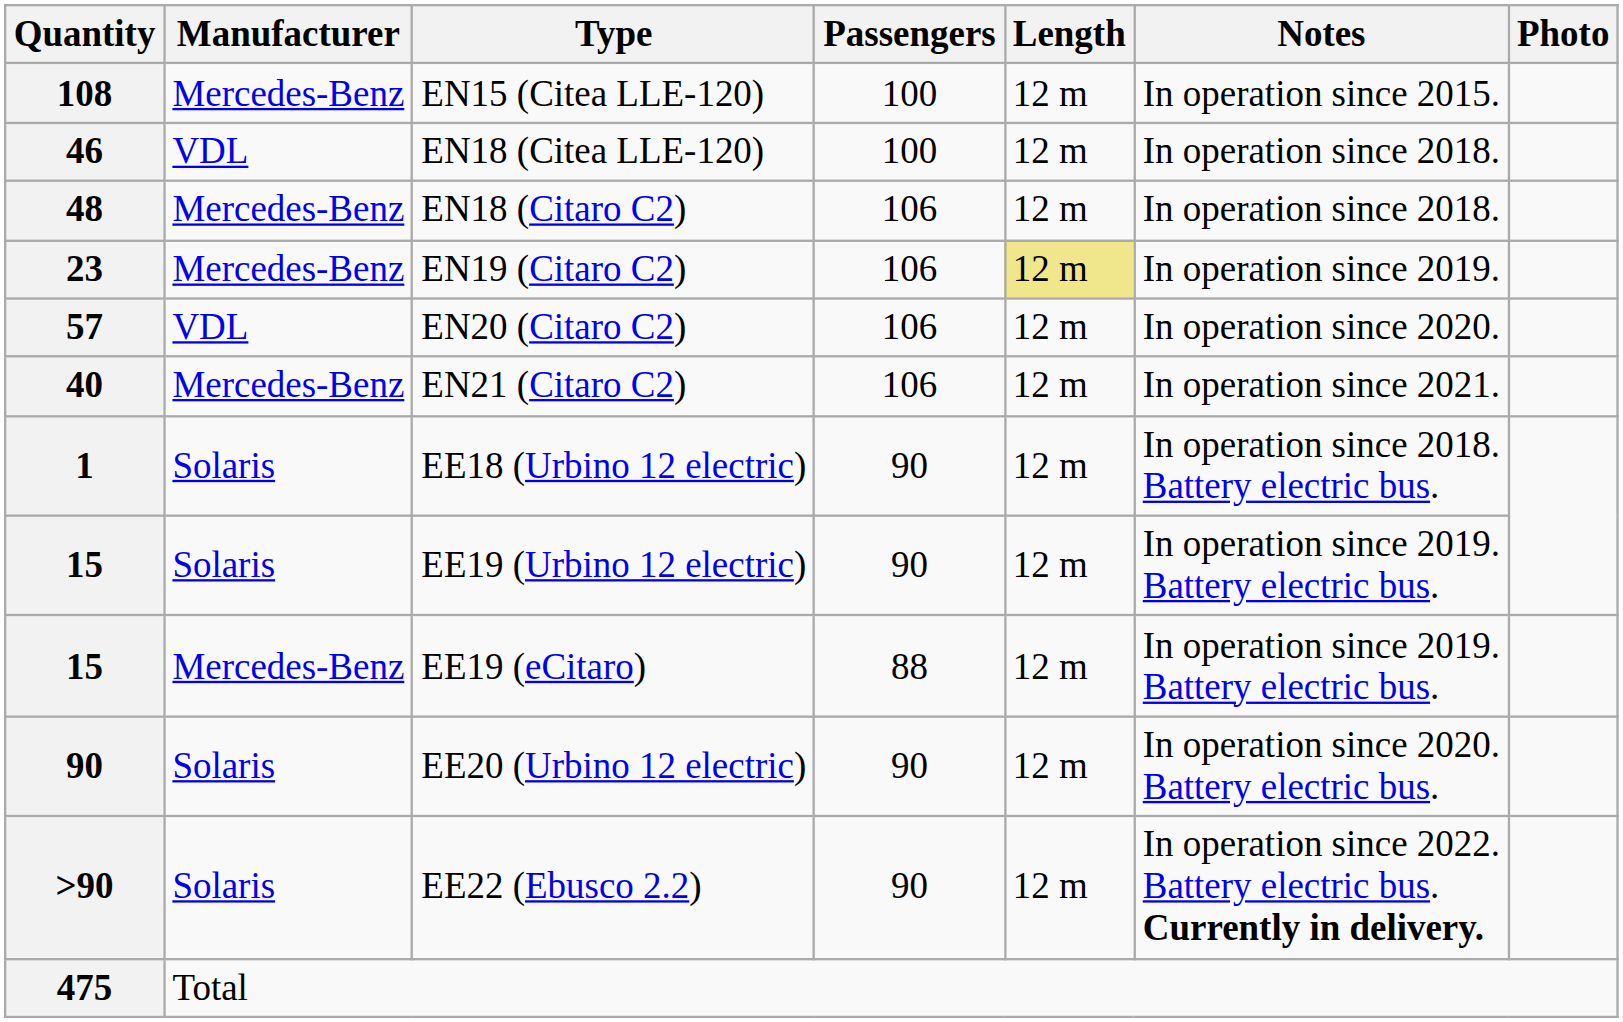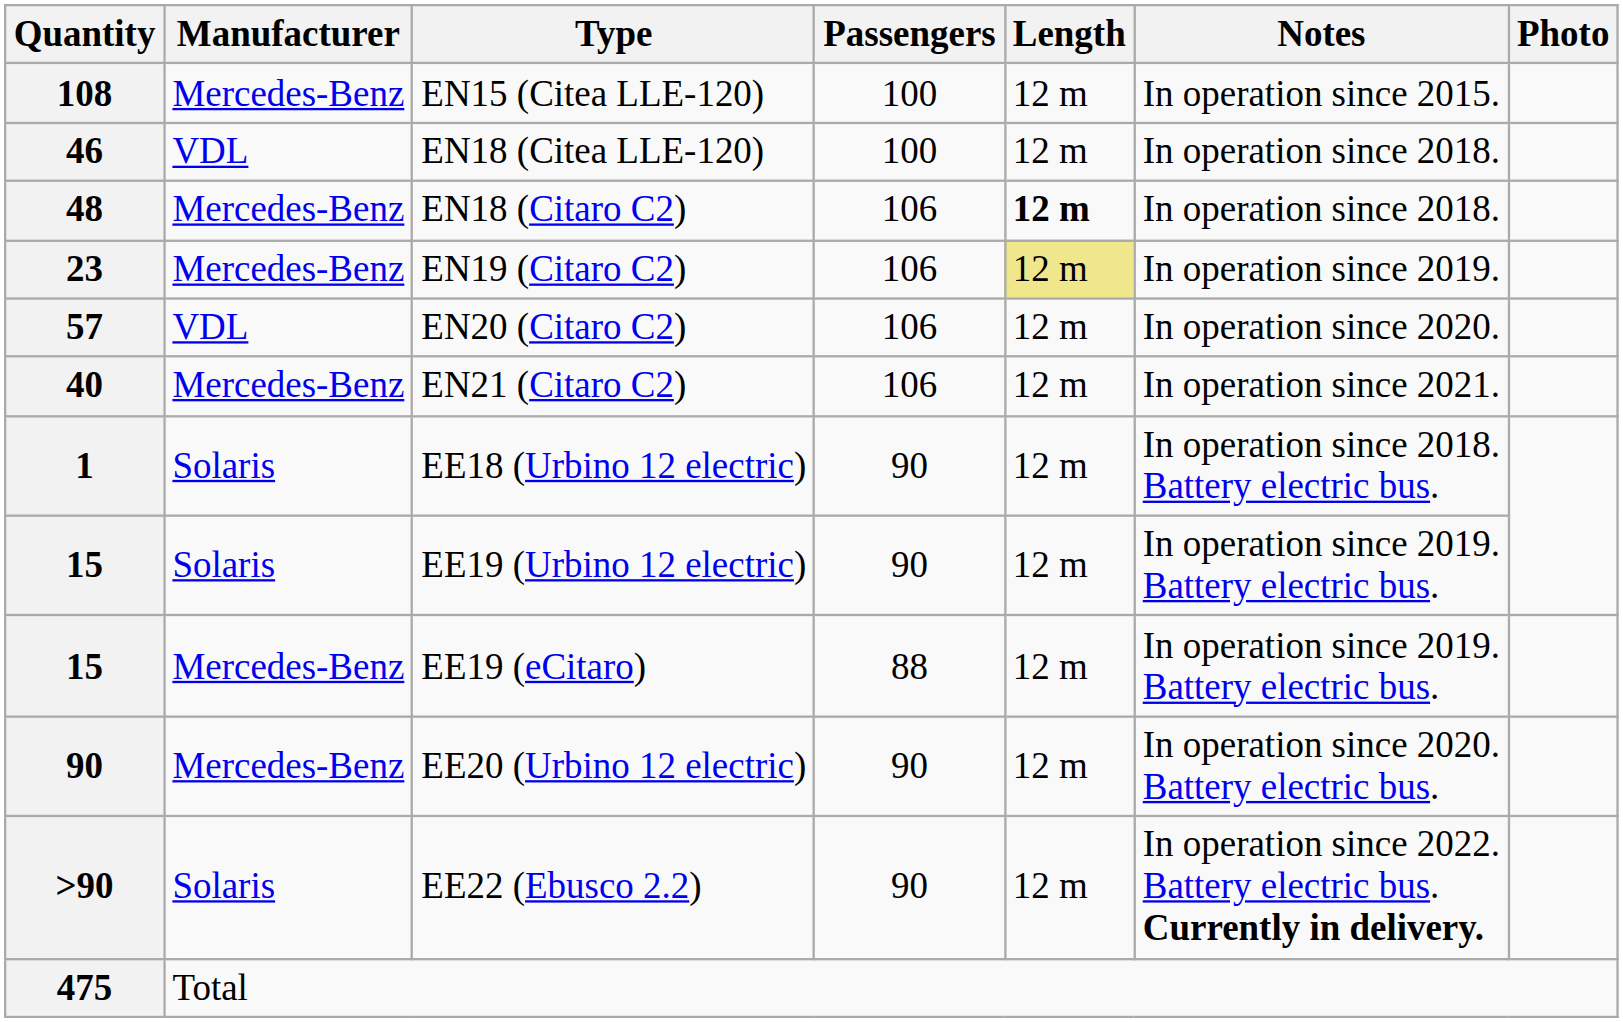(1050, 209) normal -> (1051, 209) bold
(224, 765) Solaris -> (288, 765) Mercedes-Benz
